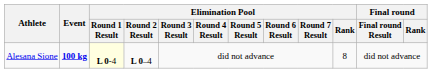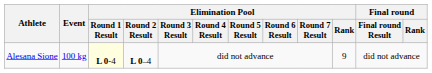(74, 56) bold -> (74, 56) normal
(345, 56) 8 -> (344, 56) 9
